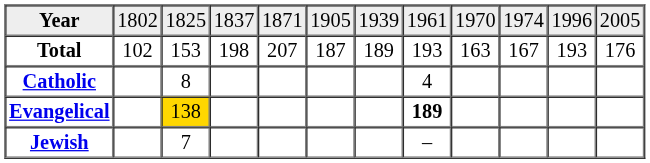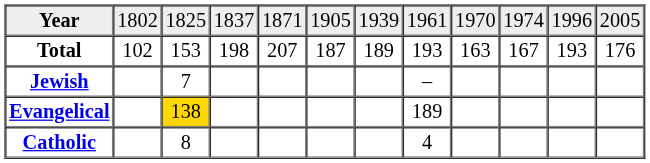rows swapped: (59, 81) <-> (59, 142)
(427, 111) bold -> (427, 111) normal
